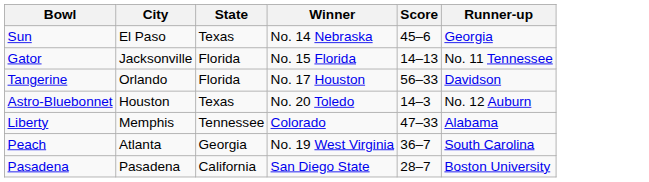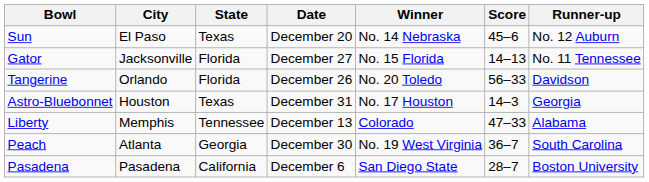+ column: (311, 15)
(469, 36) Georgia -> (576, 36) No. 12 Auburn
(318, 79) No. 17 Houston -> (400, 79) No. 20 Toledo
(312, 101) No. 20 Toledo -> (406, 101) No. 17 Houston
(488, 101) No. 12 Auburn -> (557, 101) Georgia
